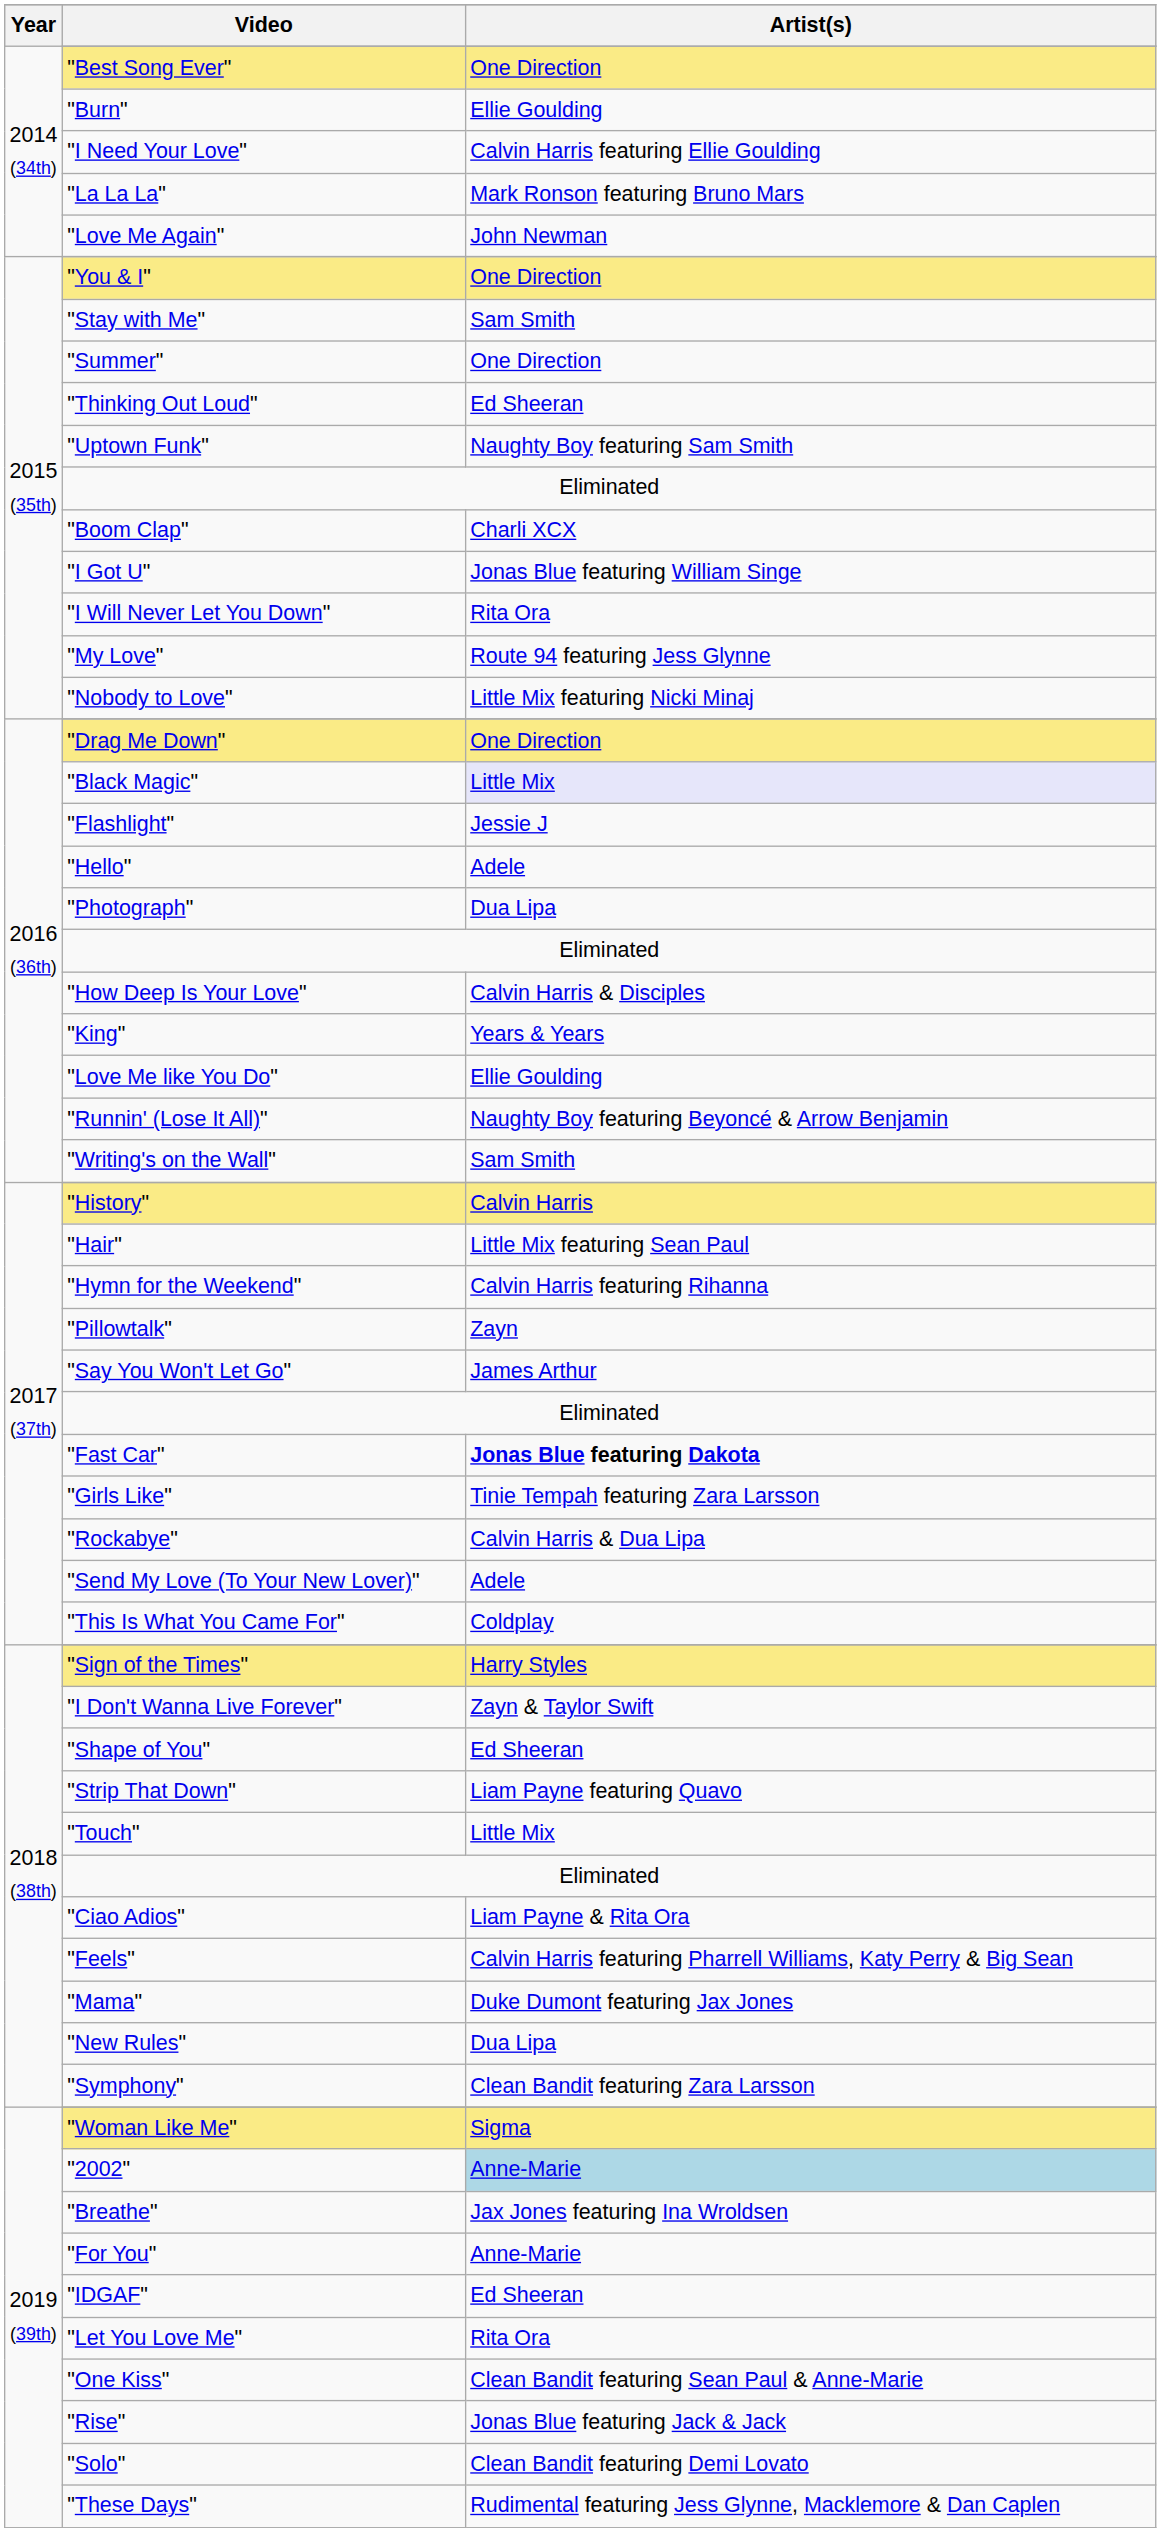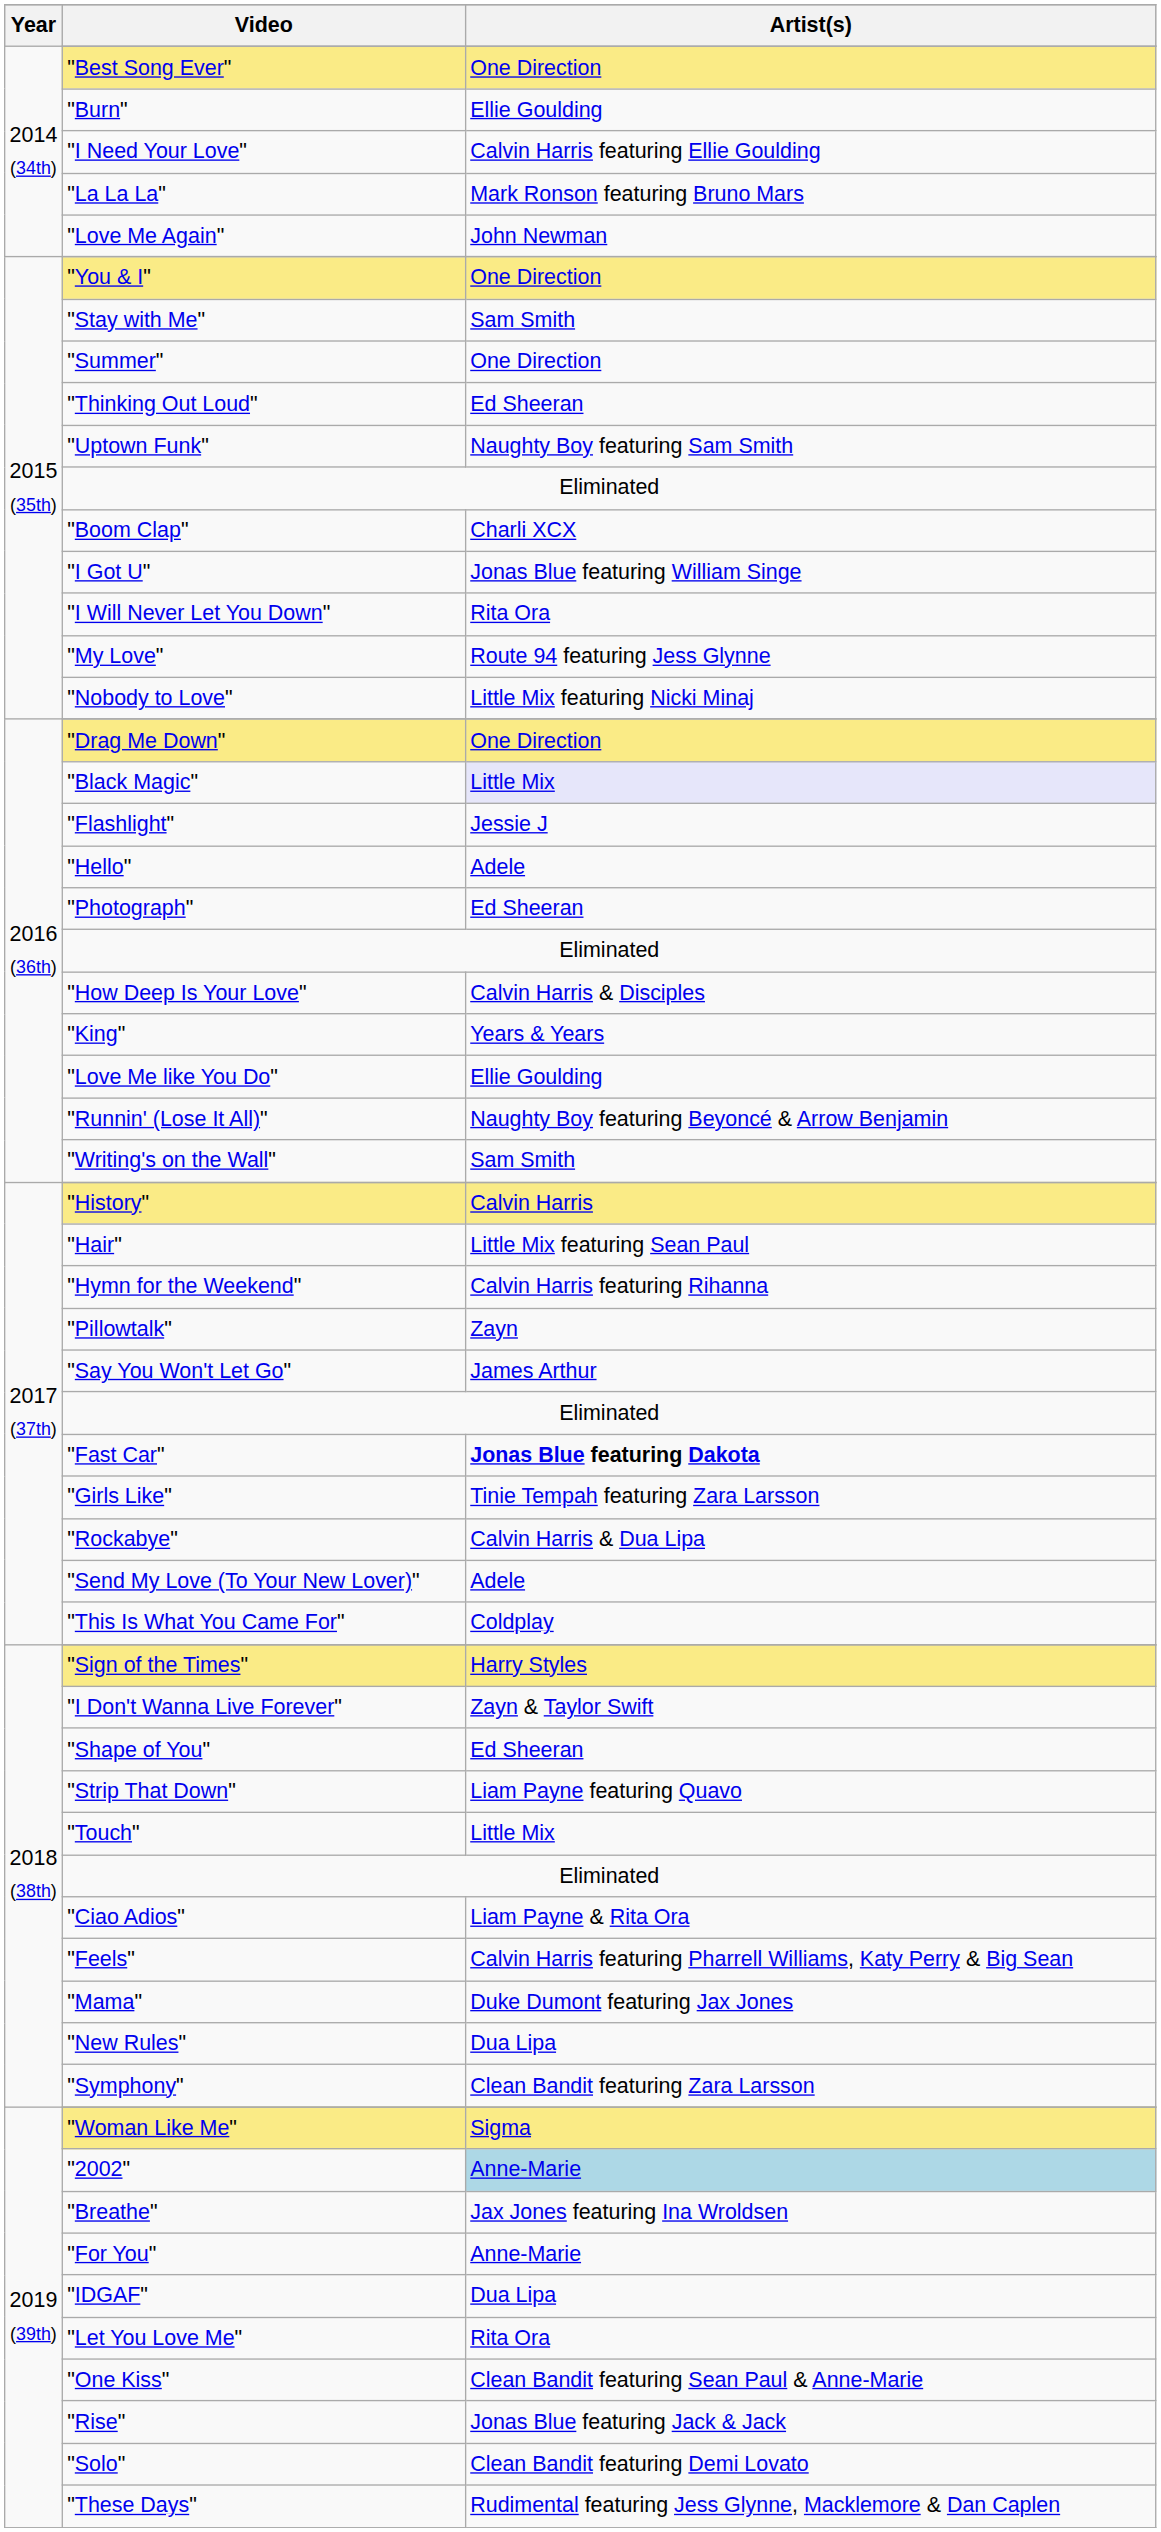(513, 908) Dua Lipa -> (527, 908) Ed Sheeran
(527, 2295) Ed Sheeran -> (513, 2295) Dua Lipa
